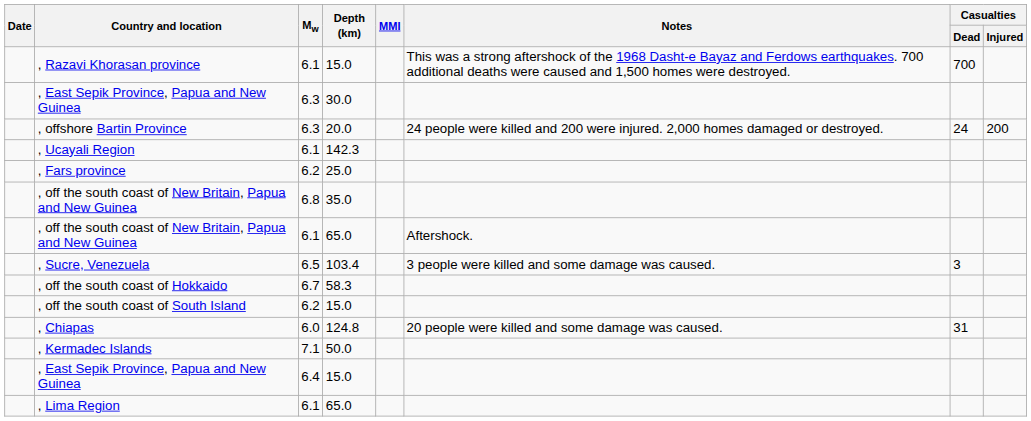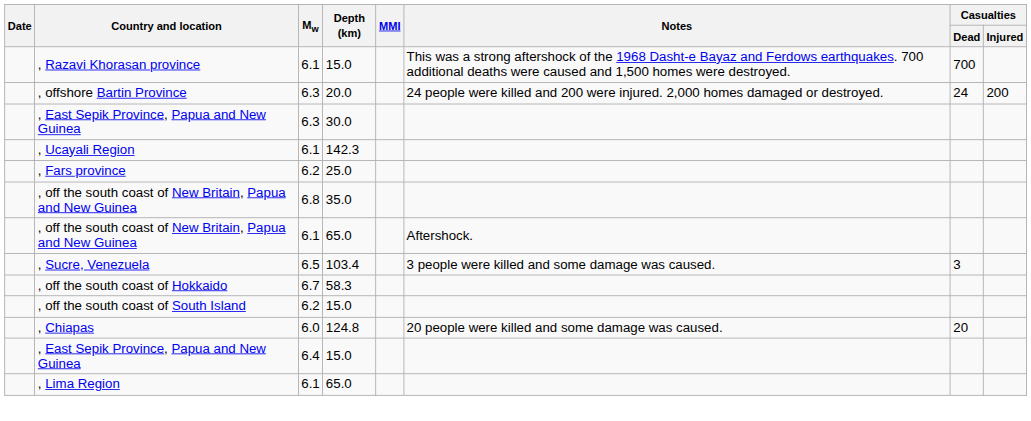rows swapped: (112, 129) <-> (152, 100)
(961, 327) 31 -> (961, 327) 20
- row: (95, 348)
